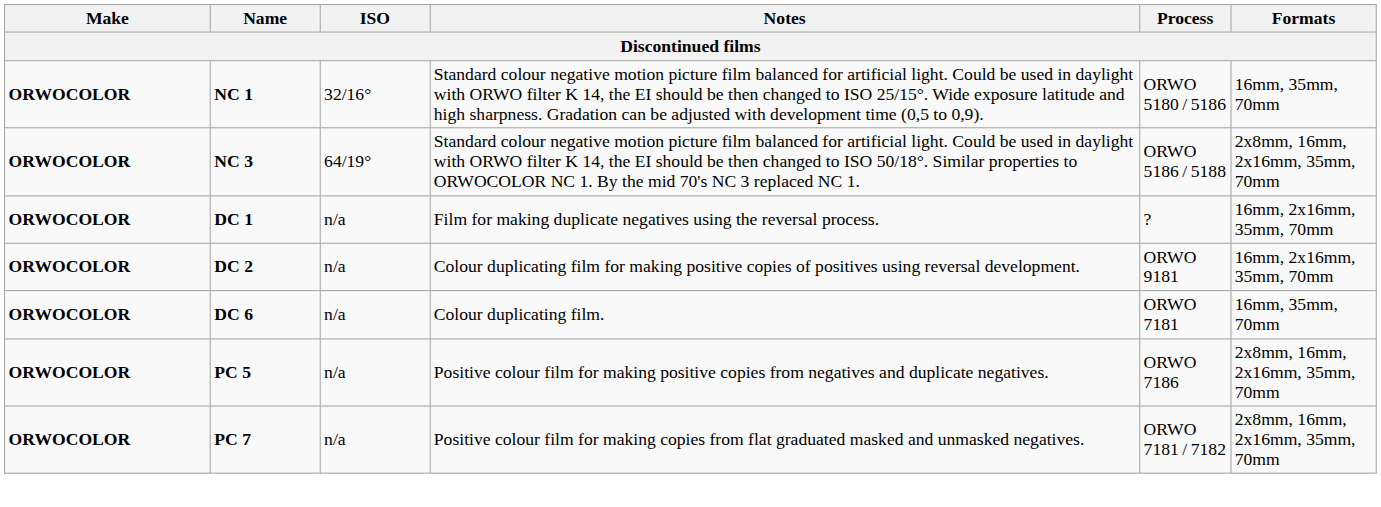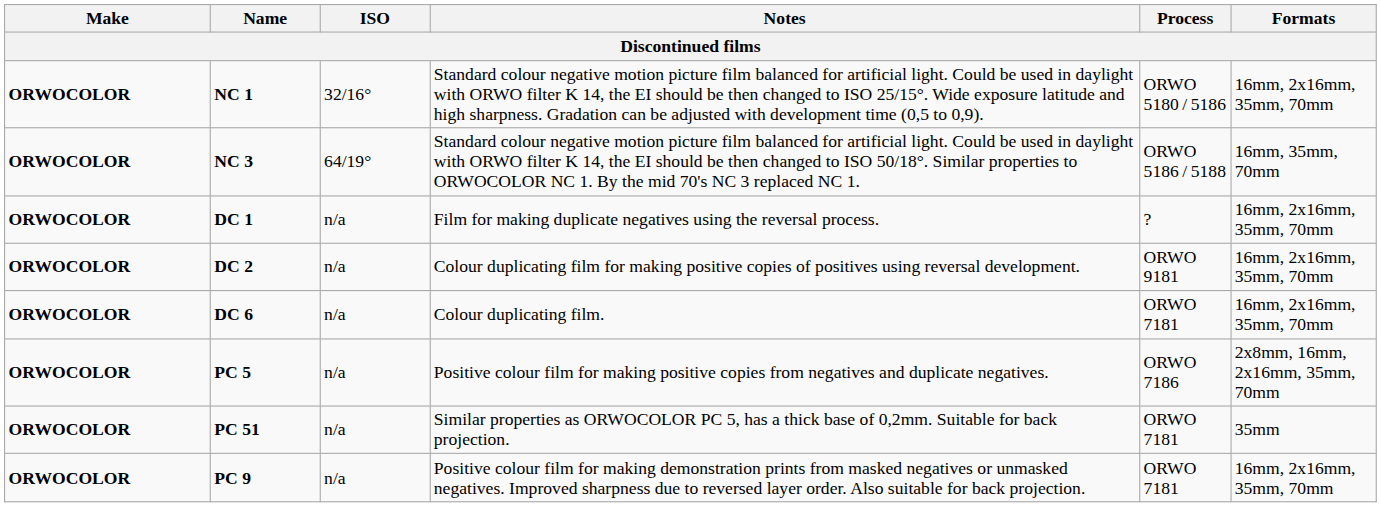(1286, 94) 16mm, 35mm, 70mm -> (1295, 94) 16mm, 2x16mm, 35mm, 70mm
(1295, 161) 2x8mm, 16mm, 2x16mm, 35mm, 70mm -> (1286, 161) 16mm, 35mm, 70mm
(1286, 314) 16mm, 35mm, 70mm -> (1295, 314) 16mm, 2x16mm, 35mm, 70mm
+ row: (237, 429)
- row: (233, 439)
+ row: (233, 477)
